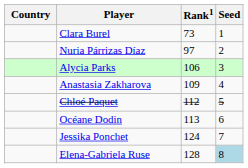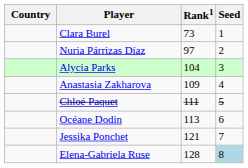(192, 67) 106 -> (192, 67) 104
(191, 102) 112 -> (191, 102) 111
(192, 136) 124 -> (192, 136) 121
